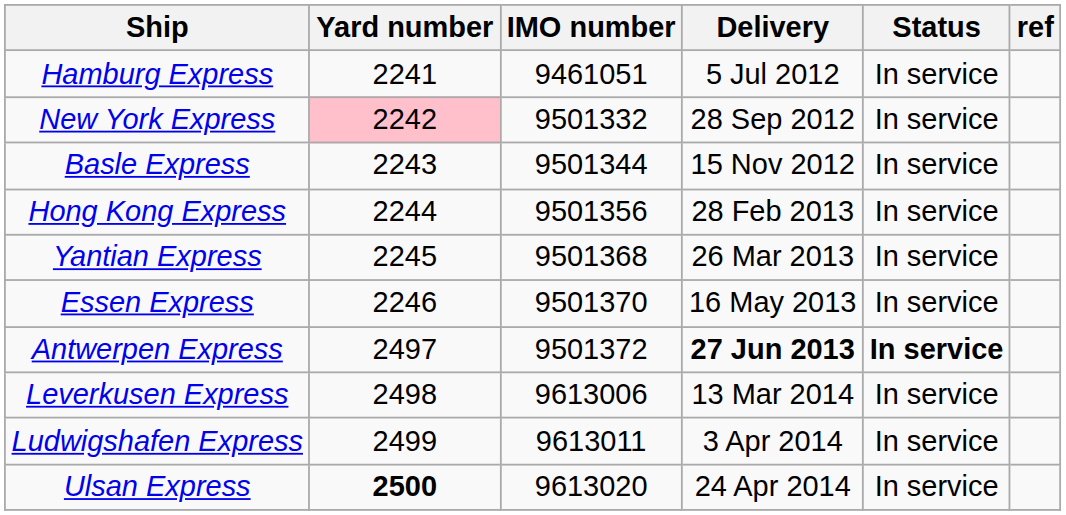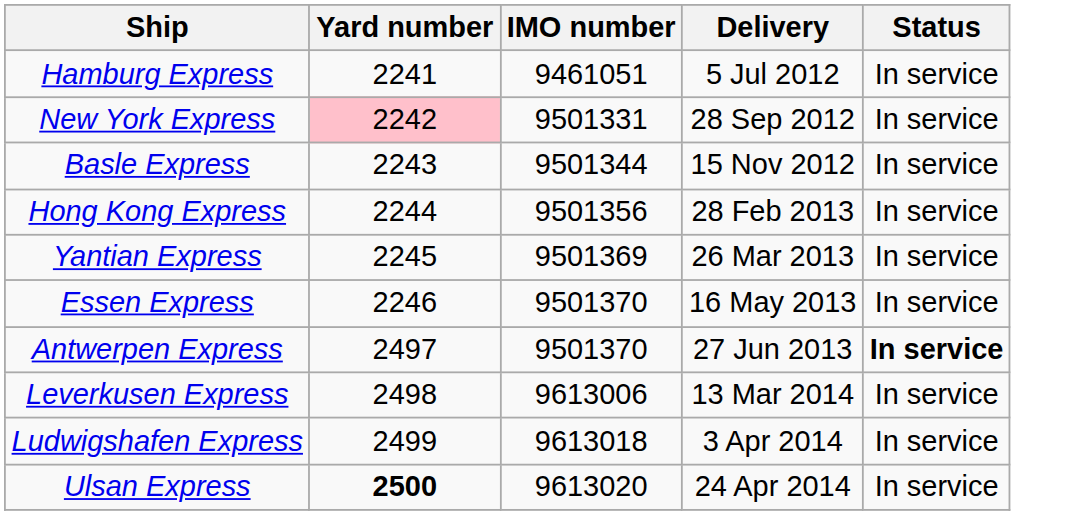- column: (1035, 27)
(591, 119) 9501332 -> (591, 119) 9501331
(591, 257) 9501368 -> (591, 257) 9501369
(591, 348) 9501372 -> (591, 348) 9501370
(773, 348) bold -> (773, 348) normal
(591, 440) 9613011 -> (591, 440) 9613018
